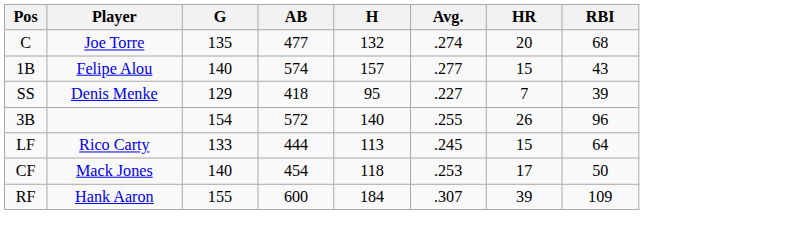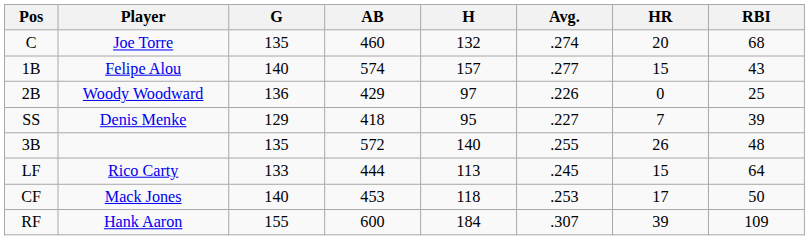(296, 42) 477 -> (372, 42) 460
+ row: (31, 94)
(220, 119) 154 -> (276, 145) 135
(600, 119) 96 -> (756, 145) 48
(296, 171) 454 -> (372, 196) 453
